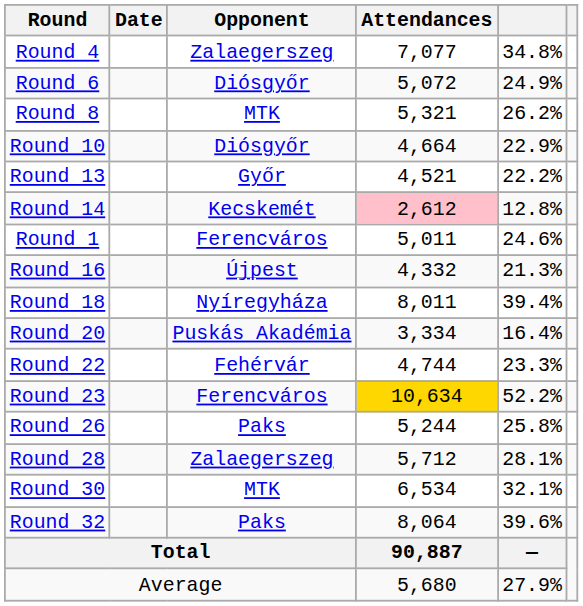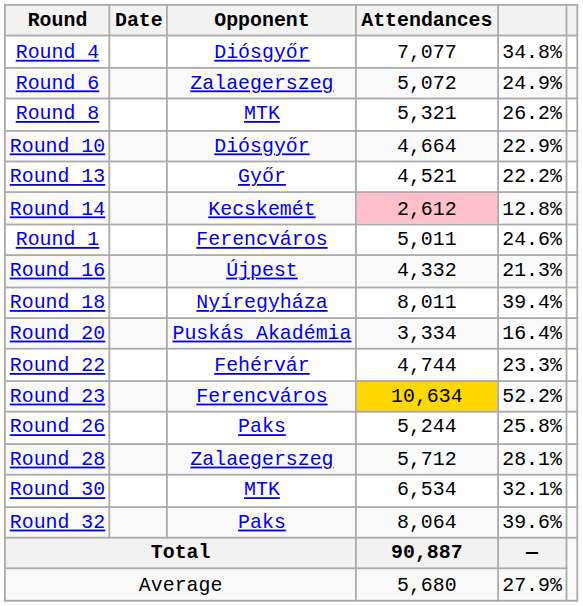(262, 52) Zalaegerszeg -> (262, 52) Diósgyőr
(262, 83) Diósgyőr -> (262, 83) Zalaegerszeg
